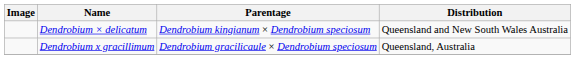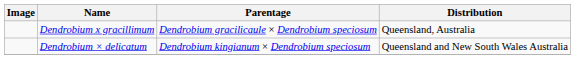rows swapped: (93, 29) <-> (97, 46)
